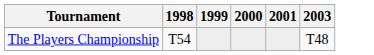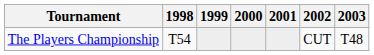+ column: (317, 16)
